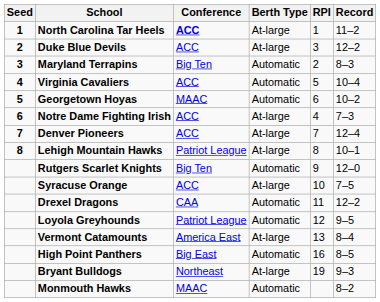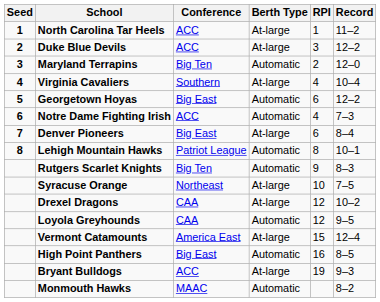(188, 30) bold -> (187, 30) normal
(345, 64) 8–3 -> (348, 64) 12–0
(187, 82) ACC -> (198, 82) Southern
(276, 82) Automatic -> (271, 82) At-large
(316, 82) 5 -> (316, 82) 4
(192, 99) MAAC -> (196, 99) Big East
(348, 99) 10–2 -> (348, 99) 12–2
(271, 116) At-large -> (276, 116) Automatic
(187, 133) ACC -> (196, 133) Big East
(316, 133) 7 -> (316, 133) 6
(348, 133) 12–4 -> (345, 133) 8–4
(271, 151) At-large -> (276, 151) Automatic
(348, 168) 12–0 -> (345, 168) 8–3
(187, 185) ACC -> (199, 185) Northeast
(276, 202) Automatic -> (271, 202) At-large
(318, 202) 11 -> (319, 202) 12
(348, 202) 12–2 -> (348, 202) 10–2
(211, 220) Patriot League -> (187, 220) CAA
(319, 237) 13 -> (319, 237) 15
(345, 237) 8–4 -> (348, 237) 12–4
(199, 271) Northeast -> (187, 271) ACC
